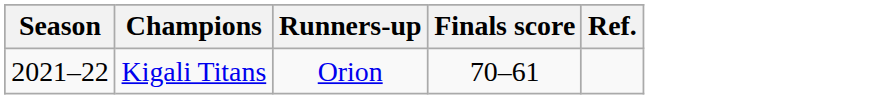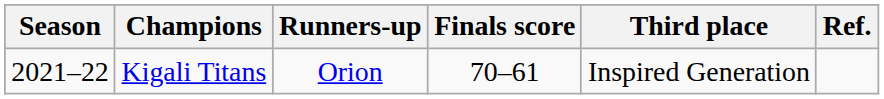+ column: (699, 26)
